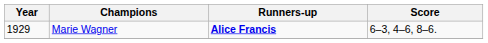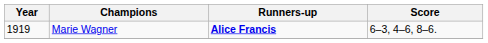(18, 29) 1929 -> (18, 29) 1919
